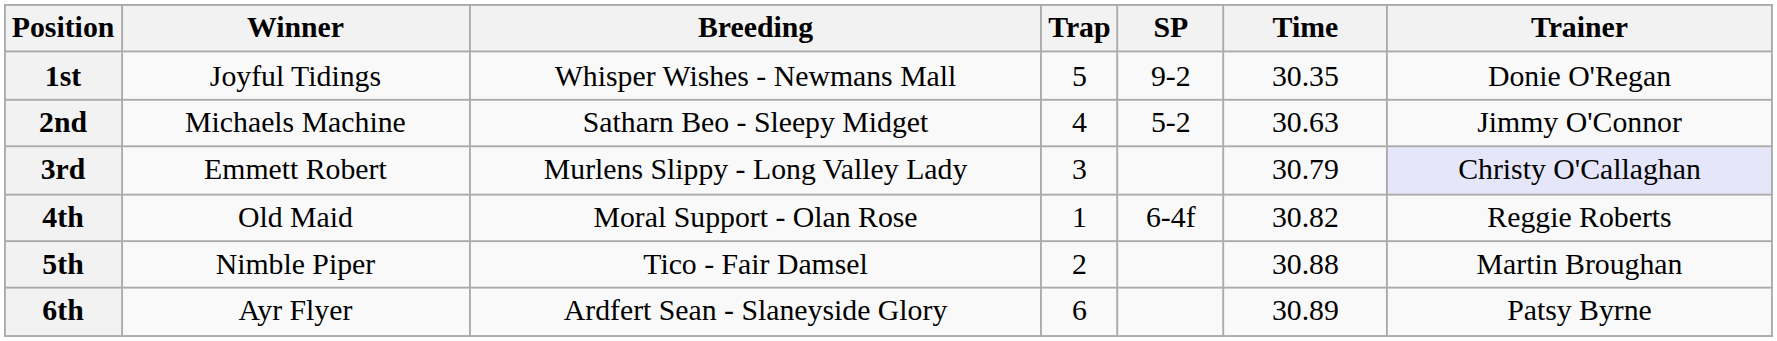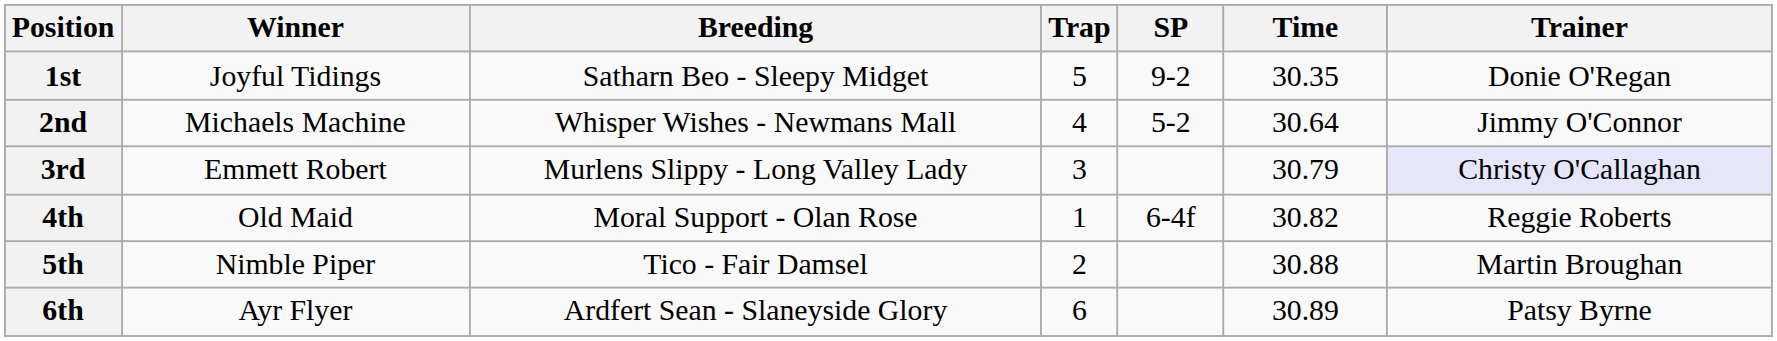(756, 75) Whisper Wishes - Newmans Mall -> (756, 75) Satharn Beo - Sleepy Midget
(756, 122) Satharn Beo - Sleepy Midget -> (756, 122) Whisper Wishes - Newmans Mall
(1305, 122) 30.63 -> (1305, 122) 30.64
